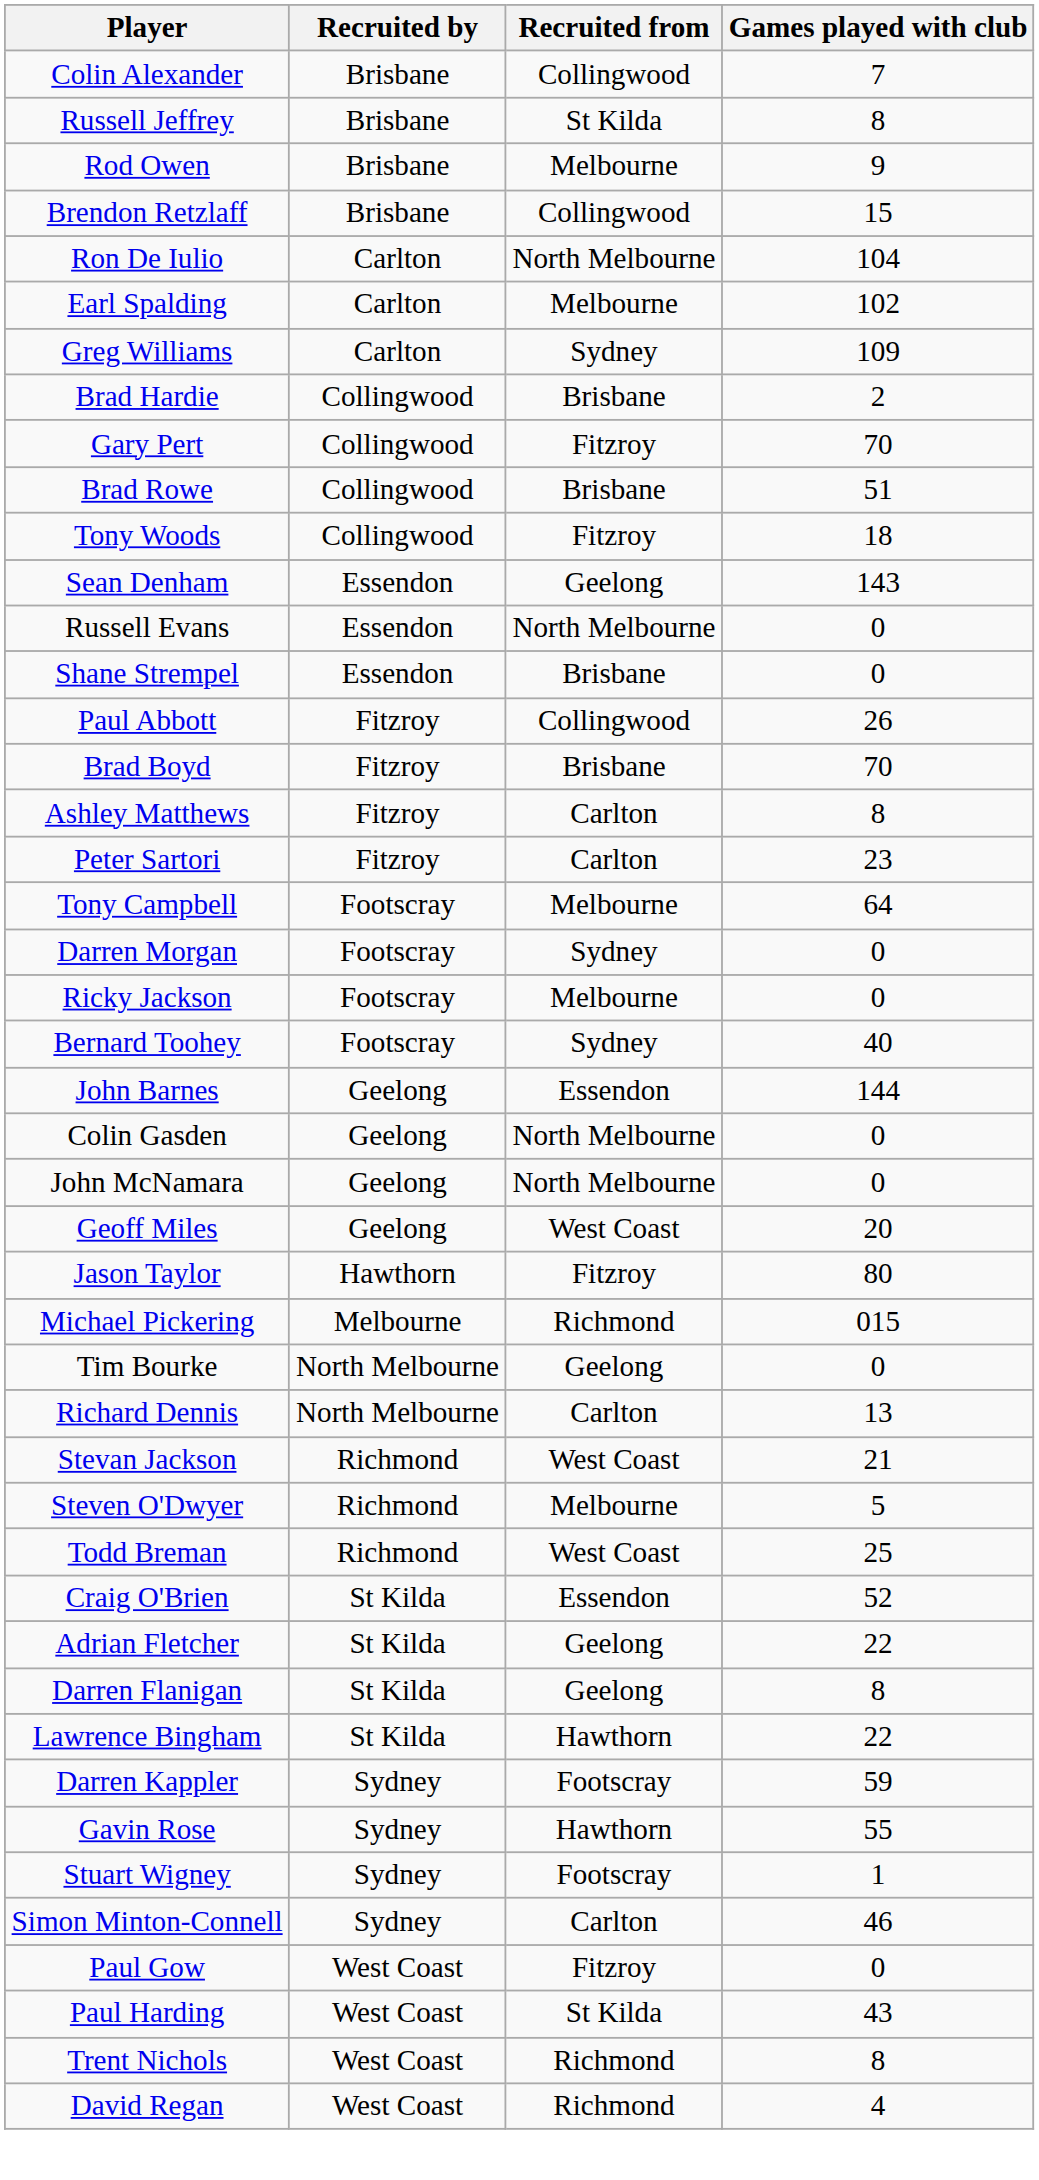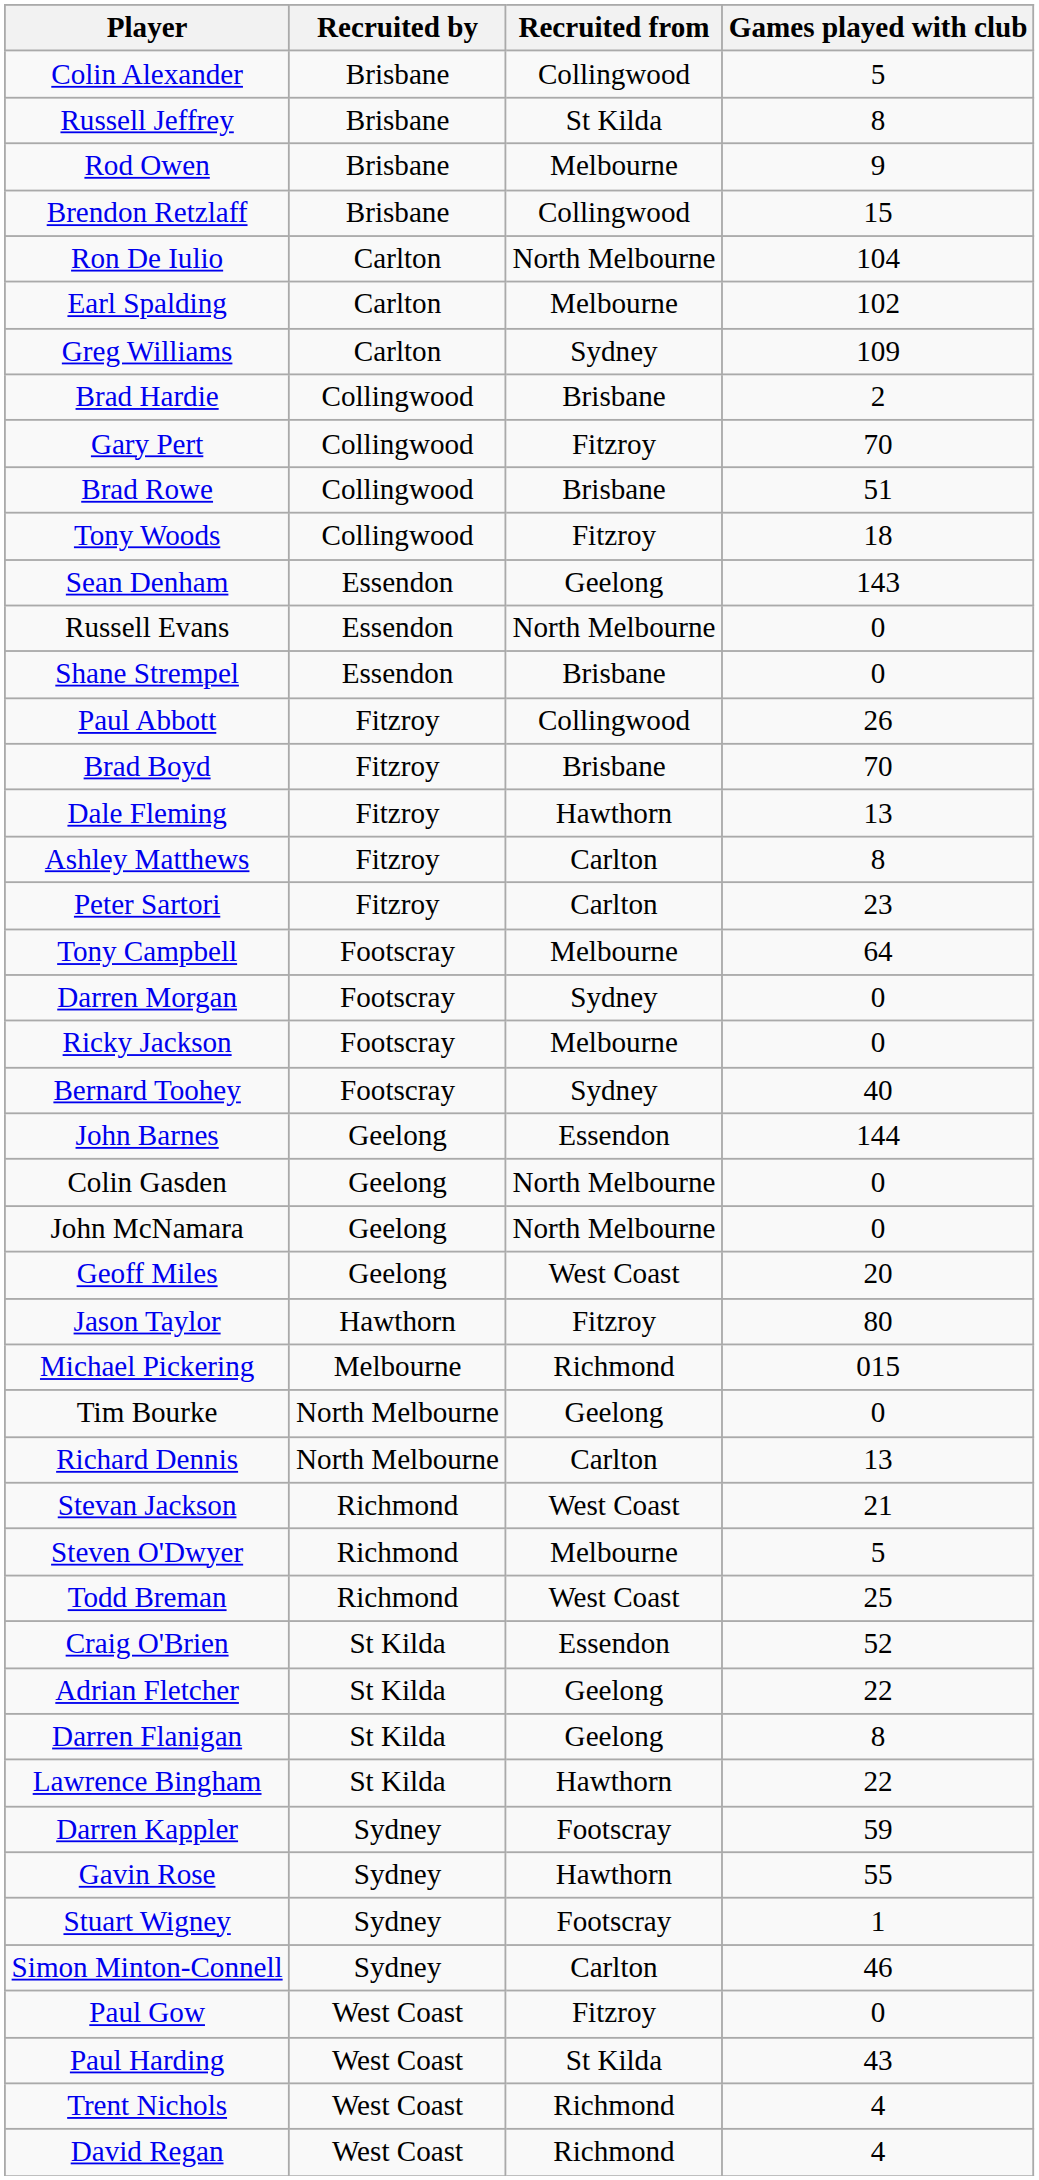(878, 73) 7 -> (878, 73) 5
+ row: (147, 812)
(878, 2059) 8 -> (878, 2105) 4
